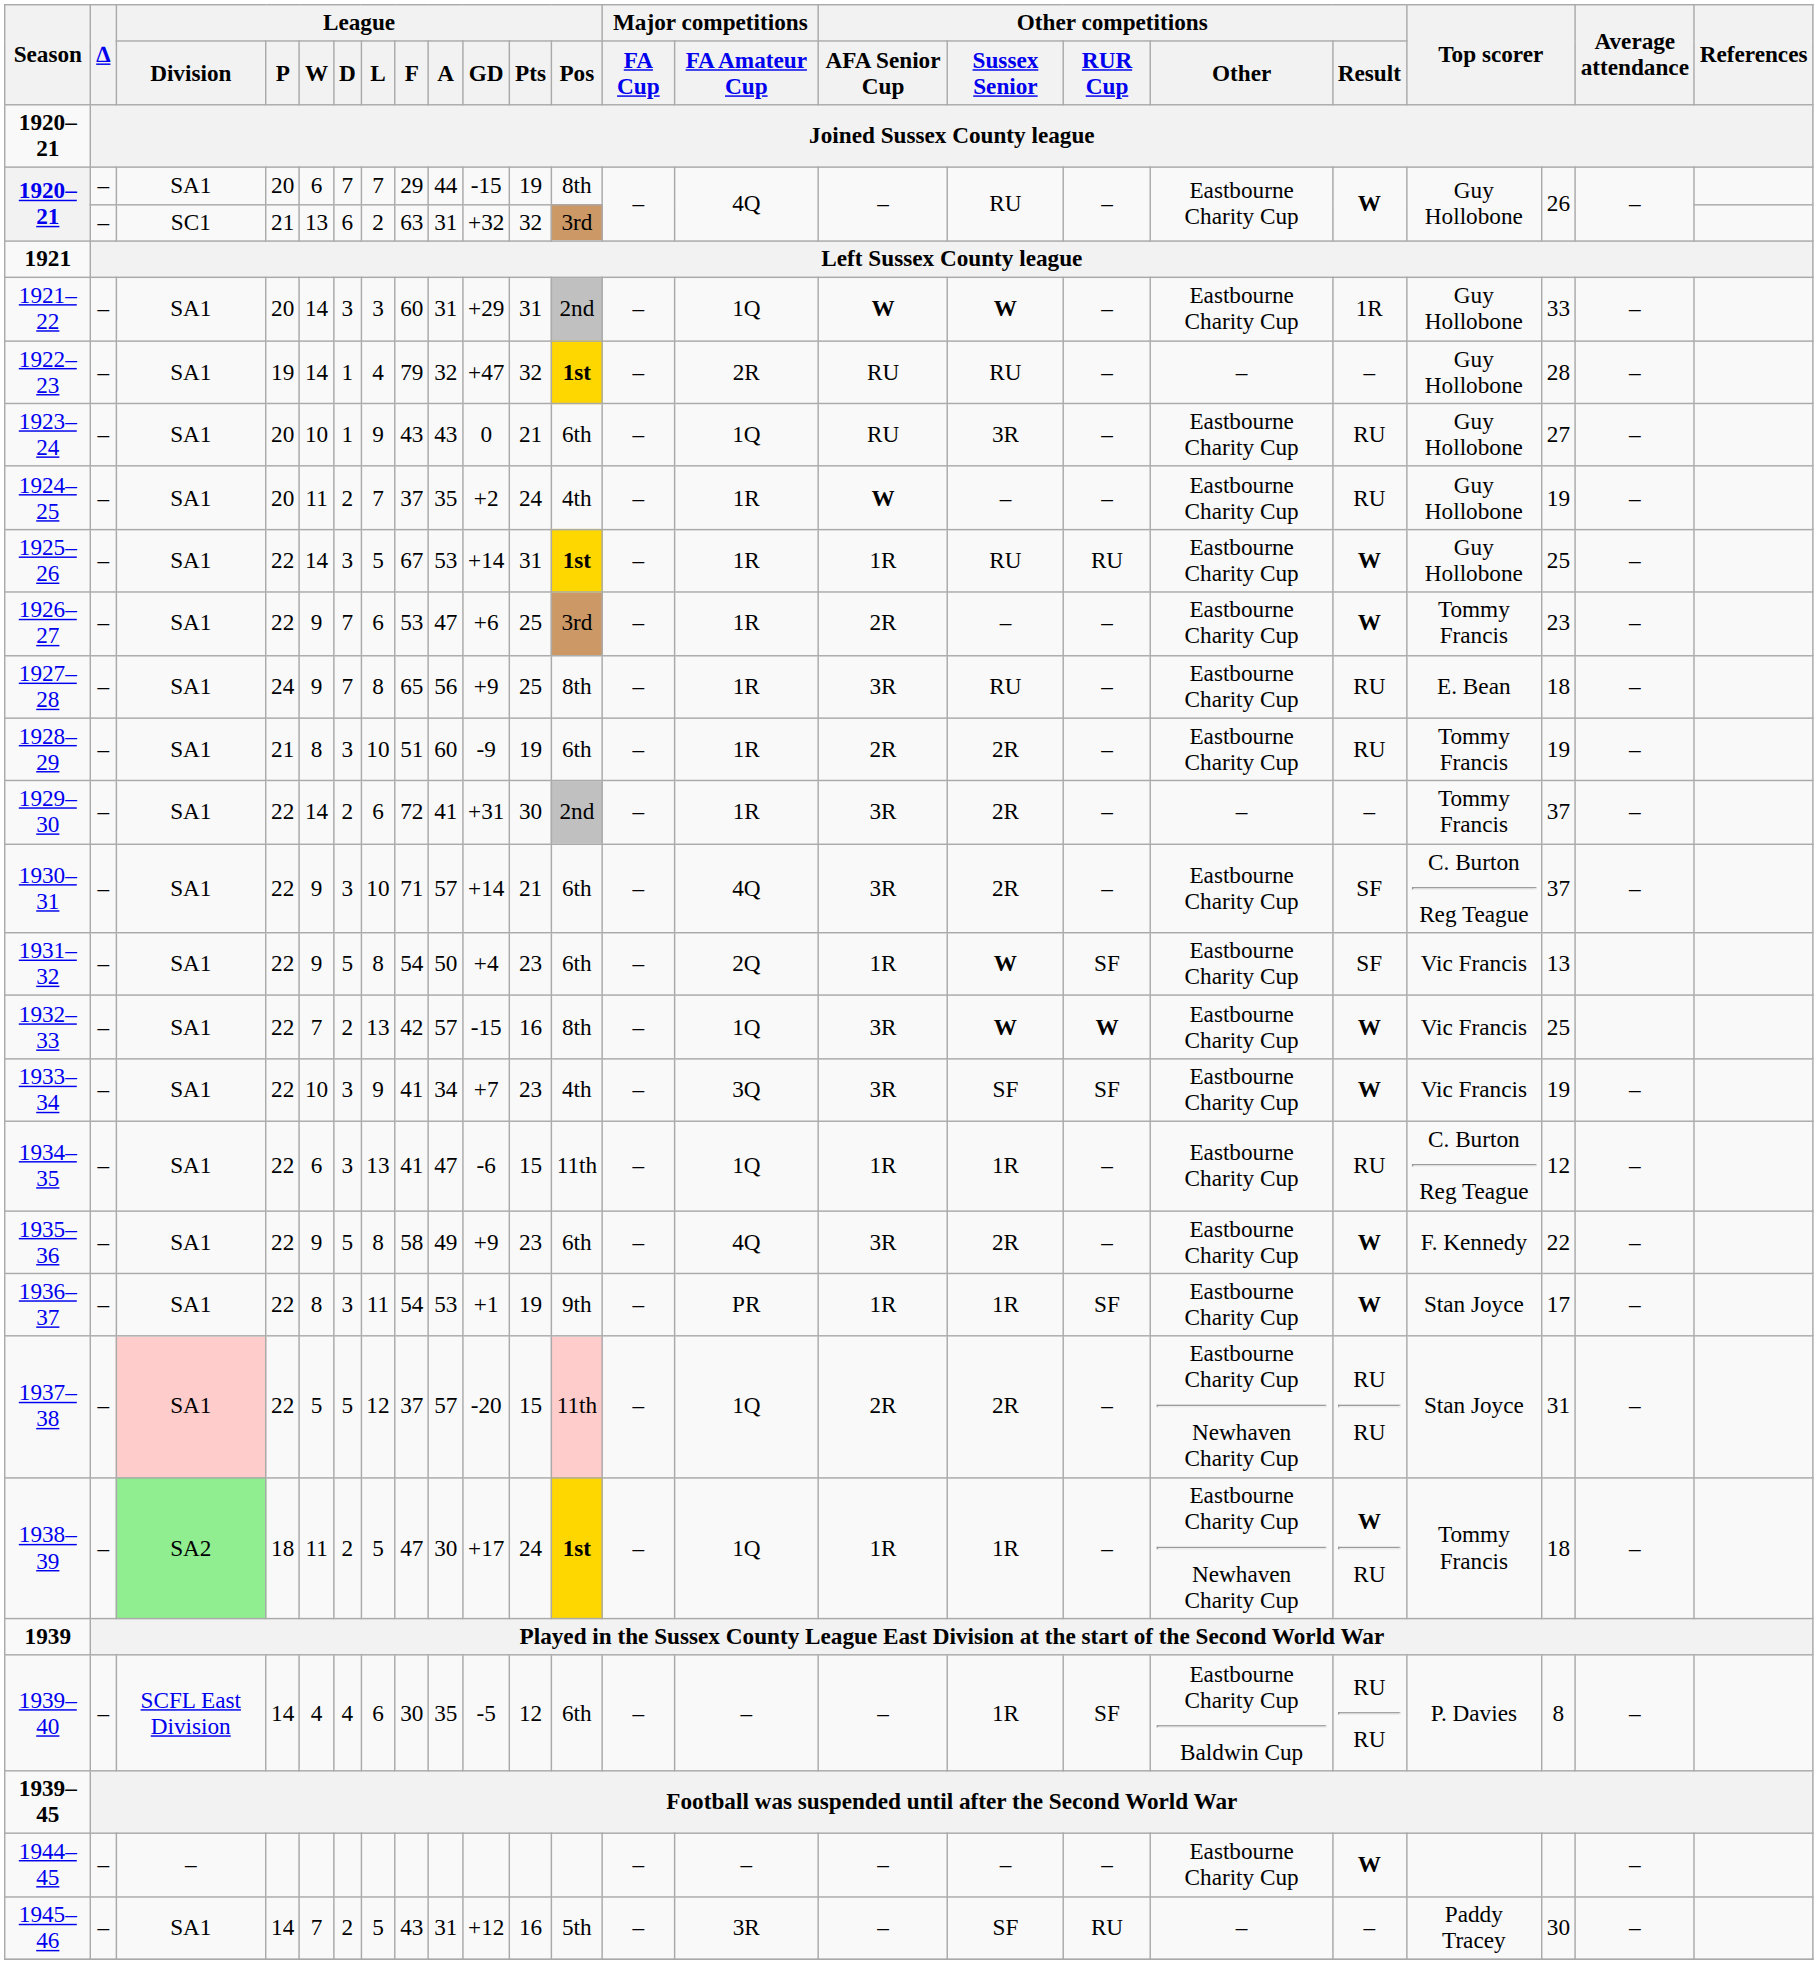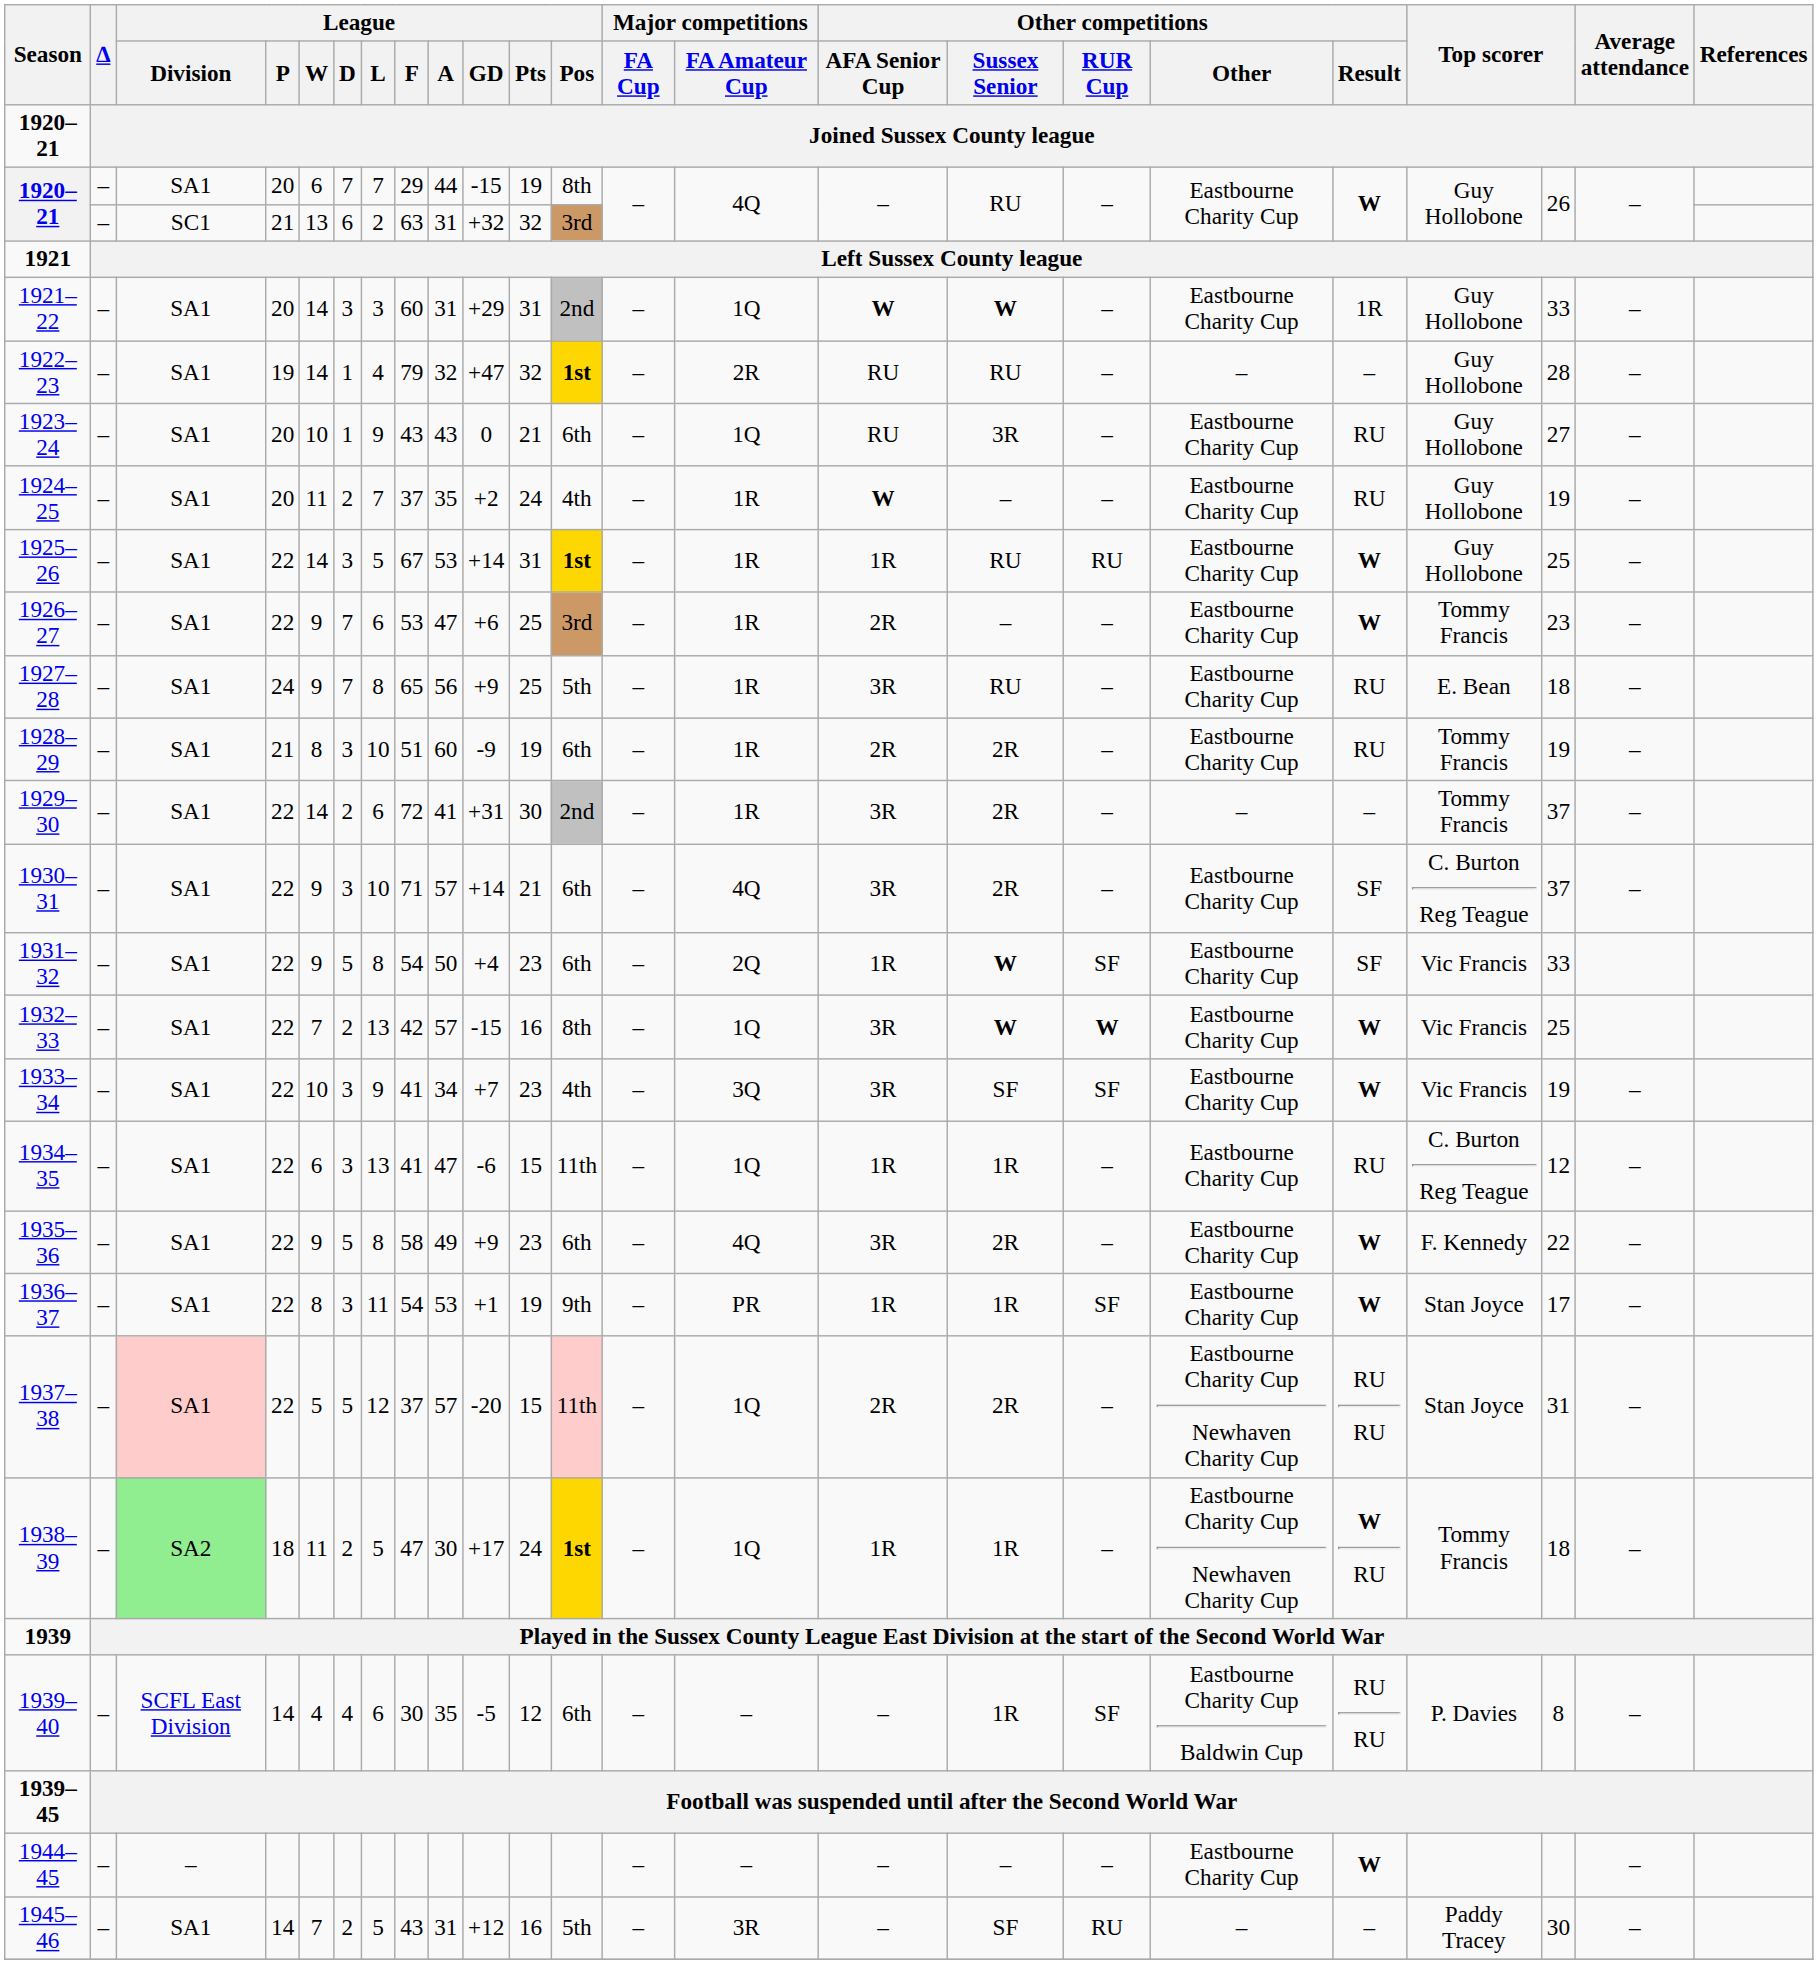(577, 686) 8th -> (577, 686) 5th
(1558, 963) 13 -> (1558, 963) 33
